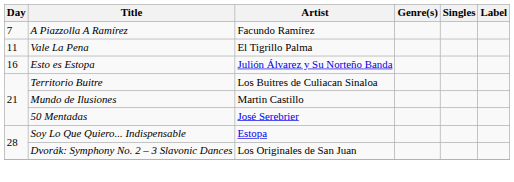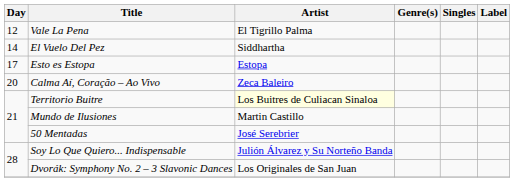- row: (79, 30)
(12, 47) 11 -> (12, 30) 12
+ row: (68, 47)
(12, 64) 16 -> (12, 64) 17
(315, 64) Julión Álvarez y Su Norteño Banda -> (252, 64) Estopa
+ row: (95, 82)
(308, 82) no background -> (308, 99) lightyellow background
(252, 133) Estopa -> (315, 151) Julión Álvarez y Su Norteño Banda
